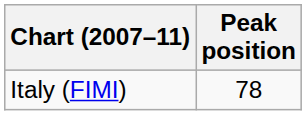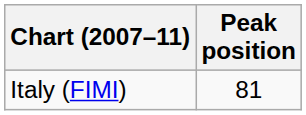(249, 89) 78 -> (249, 89) 81
